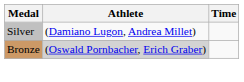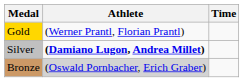+ row: (18, 31)
(120, 31) normal -> (125, 49) bold
